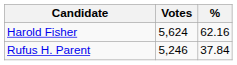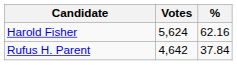(173, 50) 5,246 -> (173, 50) 4,642
